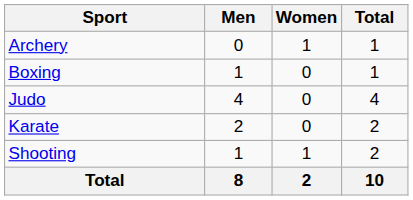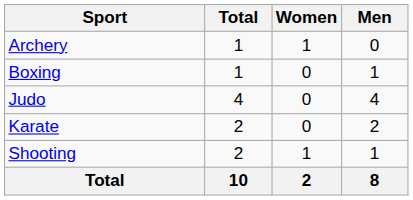columns swapped: (238, 18) <-> (375, 18)
